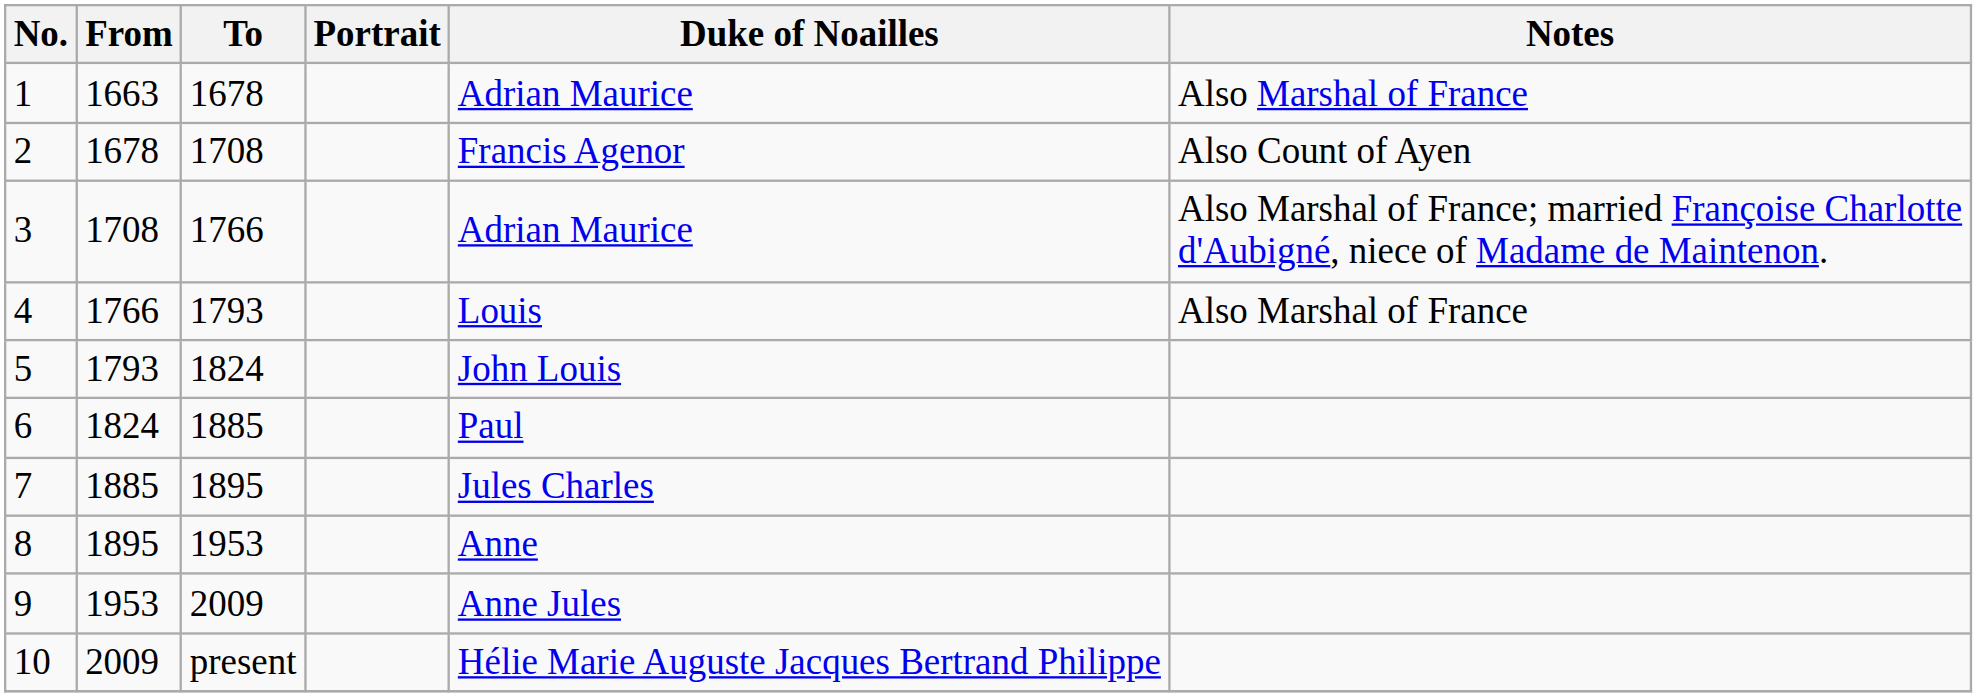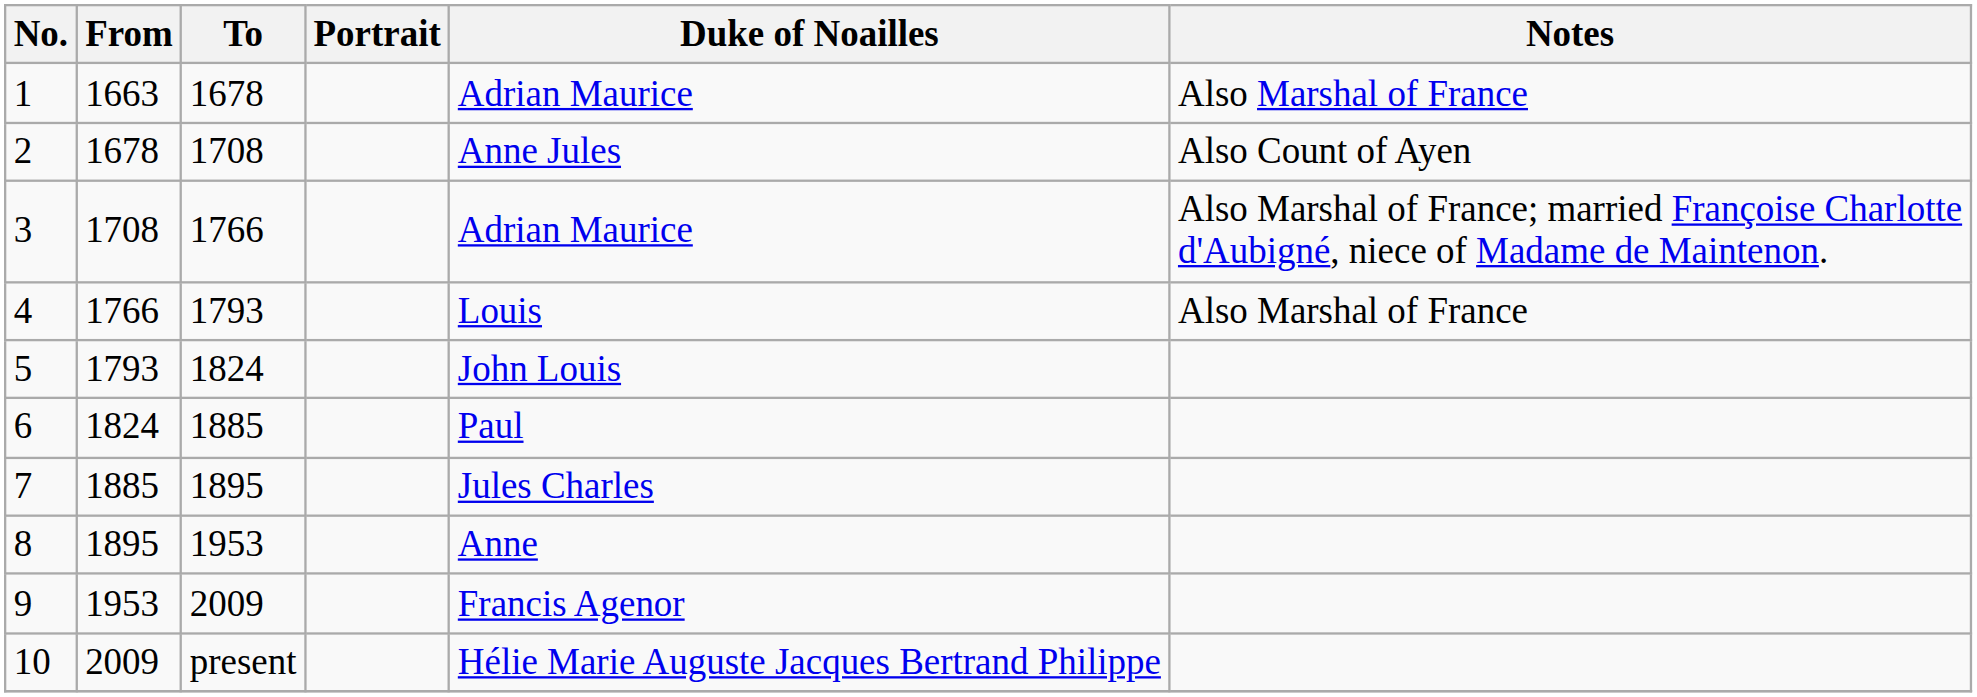(571, 151) Francis Agenor -> (539, 151) Anne Jules
(539, 602) Anne Jules -> (571, 602) Francis Agenor
